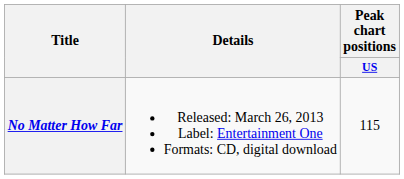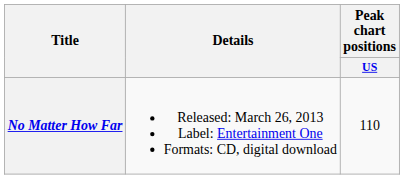(370, 125) 115 -> (370, 125) 110
